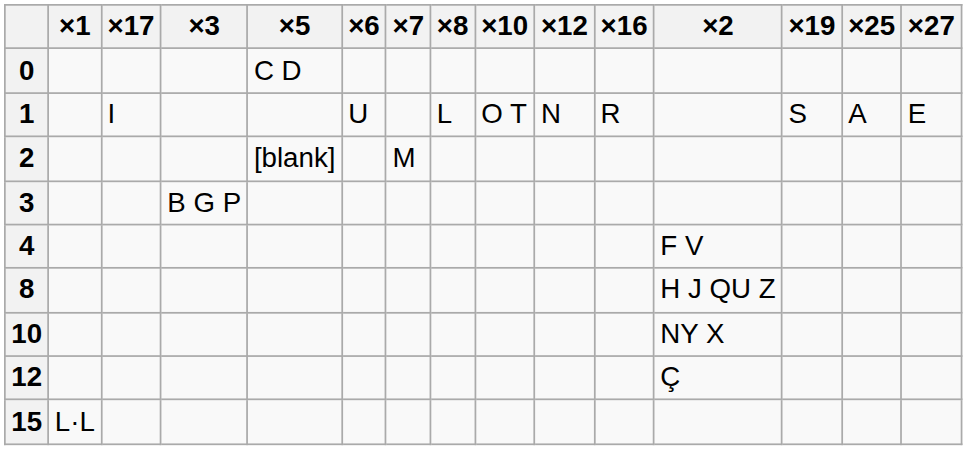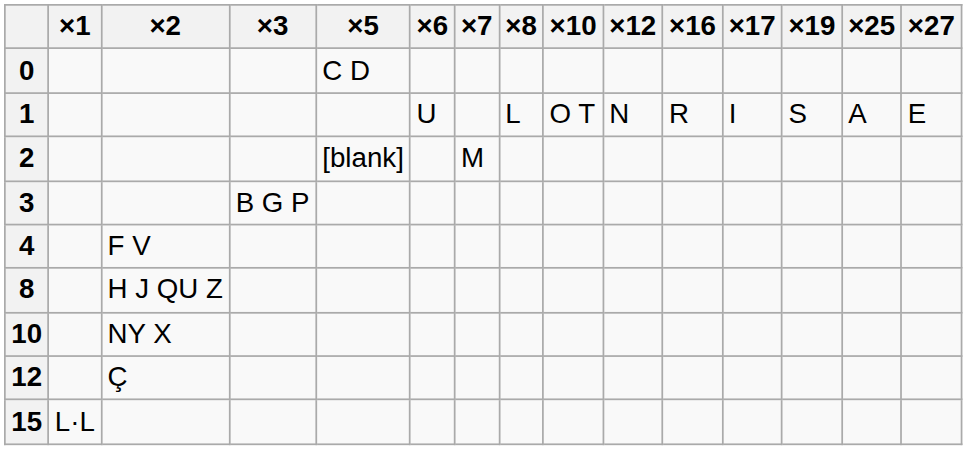columns swapped: (718, 26) <-> (131, 26)
